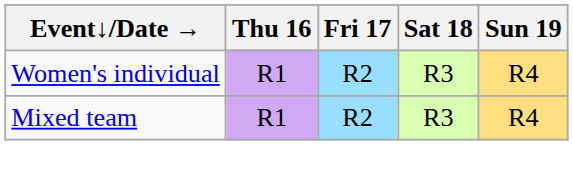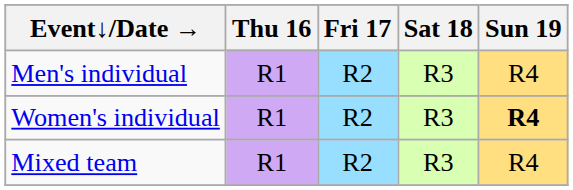+ row: (99, 72)
(523, 72) normal -> (523, 118) bold
